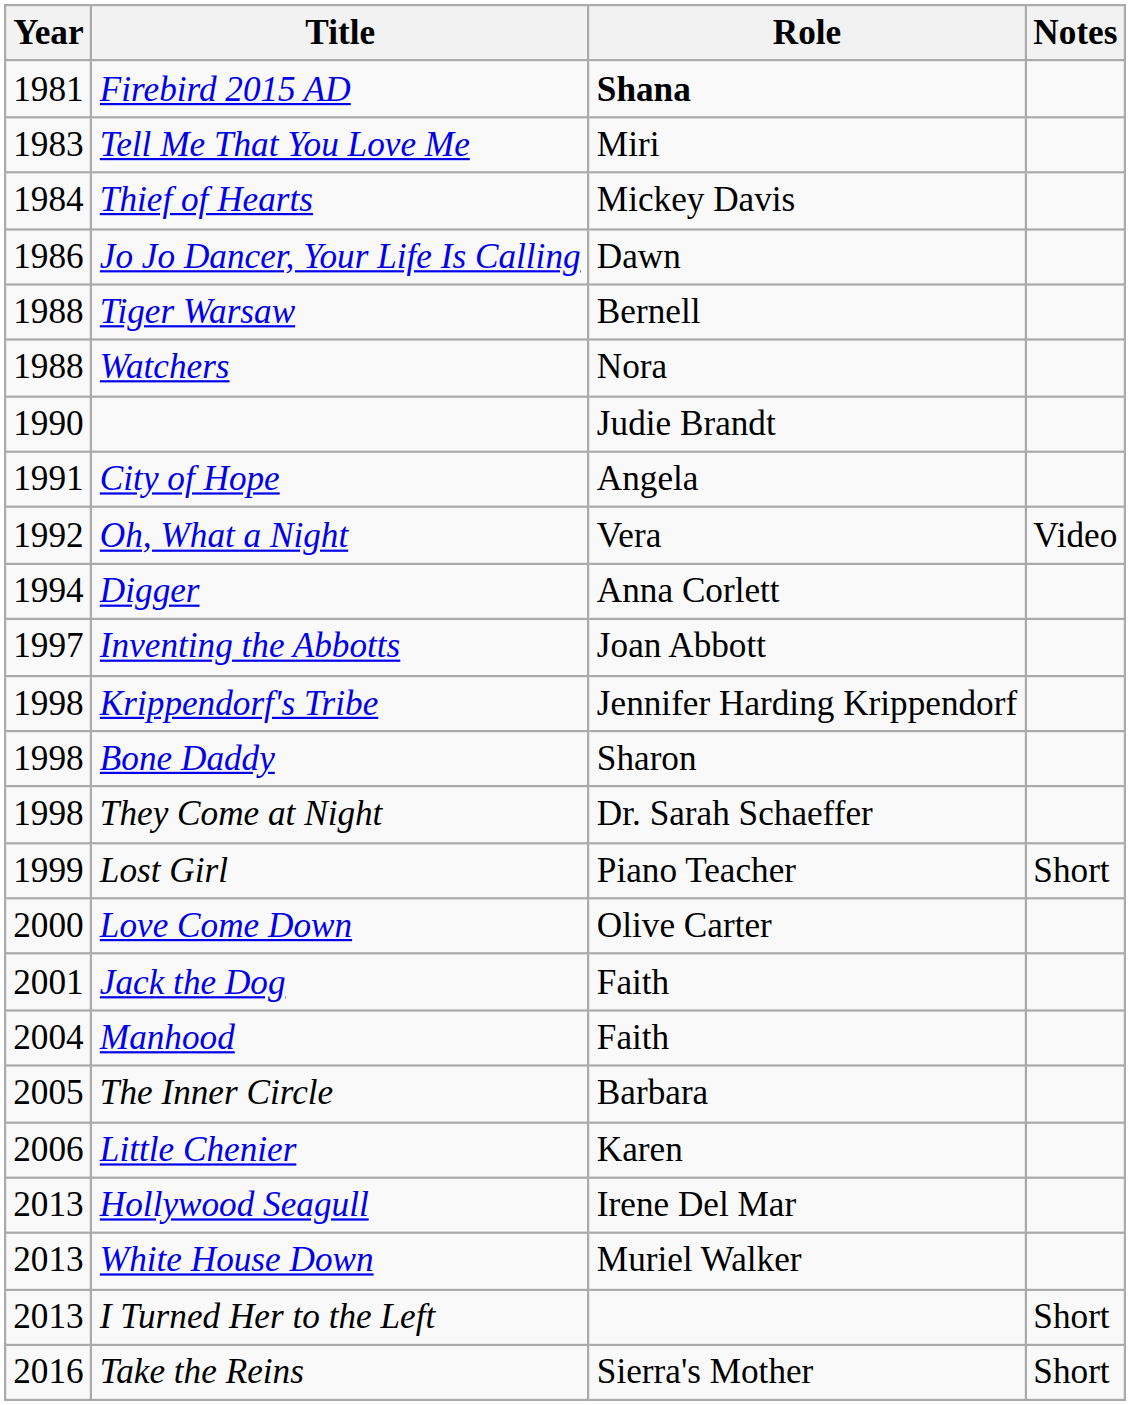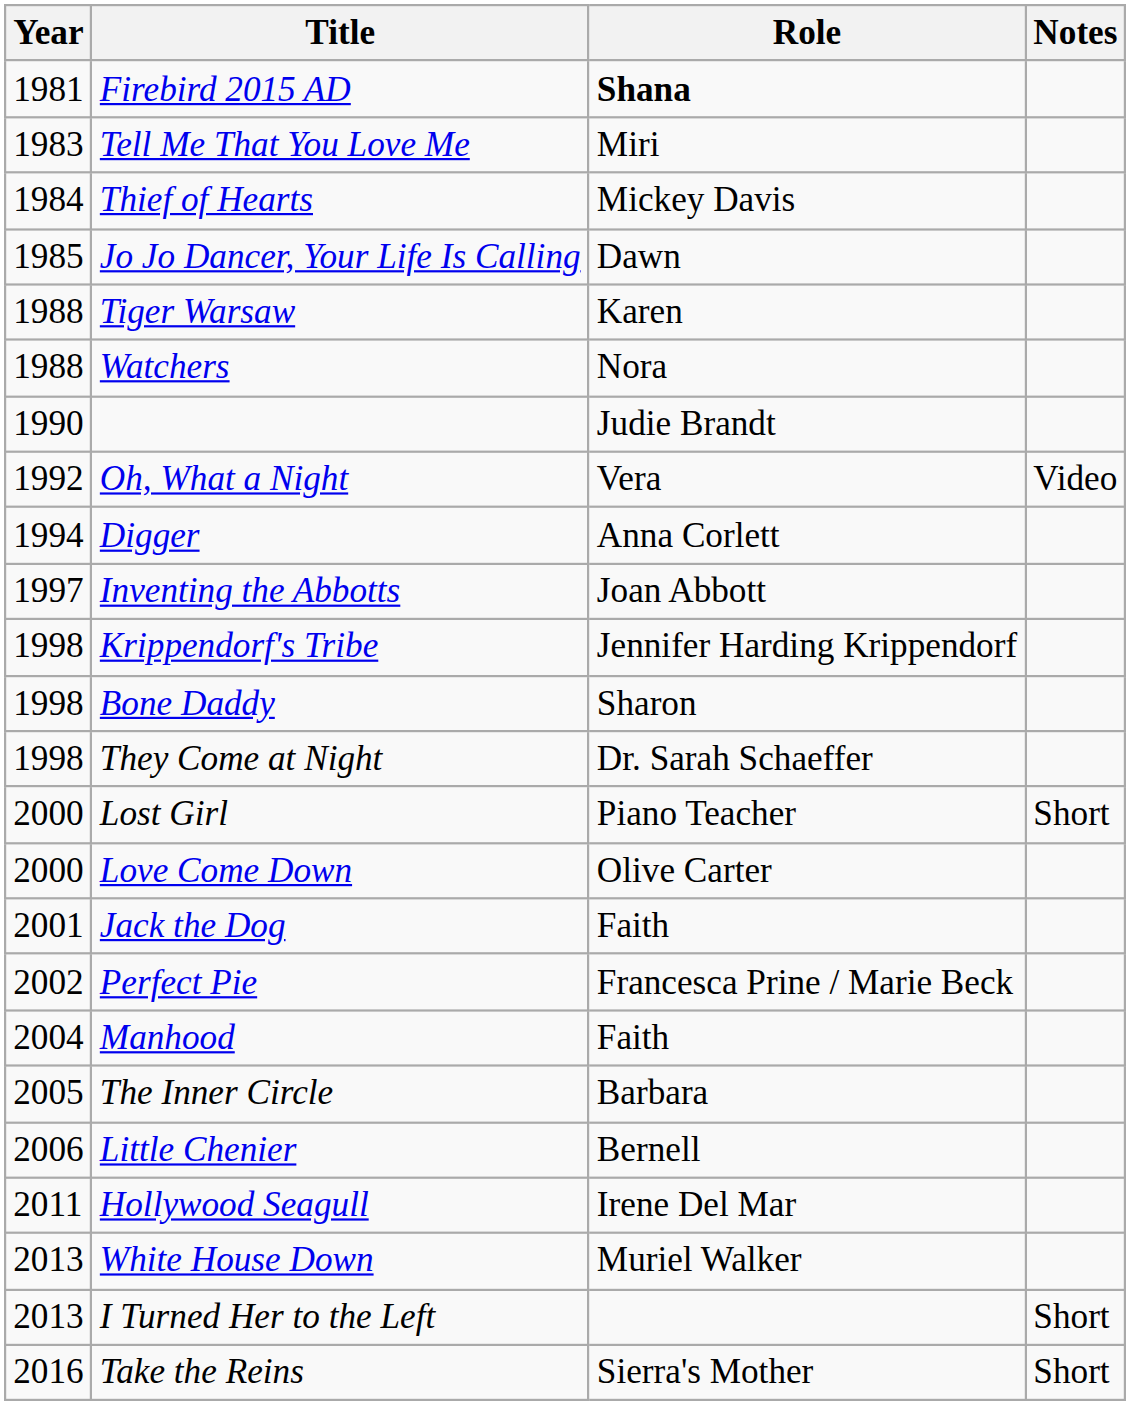(48, 255) 1986 -> (48, 255) 1985
(649, 311) Bernell -> (640, 311) Karen
- row: (190, 479)
(48, 869) 1999 -> (48, 813) 2000
+ row: (179, 981)
(640, 1148) Karen -> (649, 1148) Bernell
(48, 1204) 2013 -> (48, 1204) 2011
